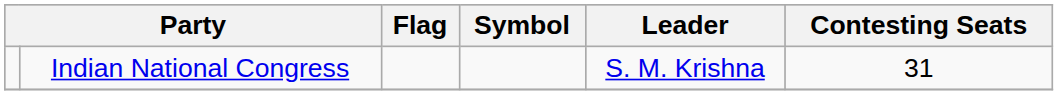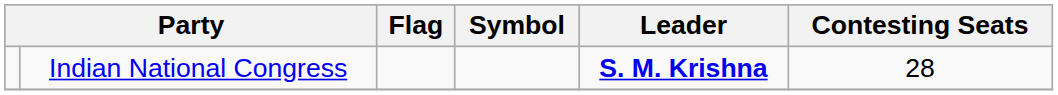(685, 67) normal -> (683, 67) bold
(919, 67) 31 -> (920, 67) 28
